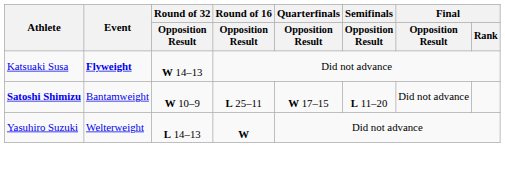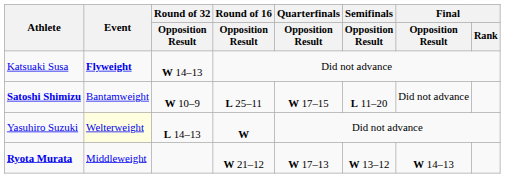(115, 127) no background -> (115, 127) lightyellow background
+ row: (40, 158)
